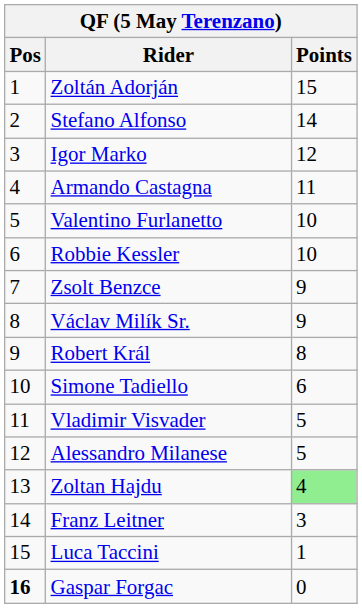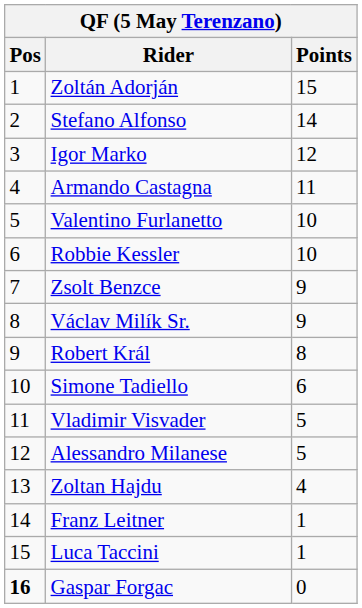(301, 486) lightgreen background -> (301, 486) no background
(301, 519) 3 -> (301, 519) 1
